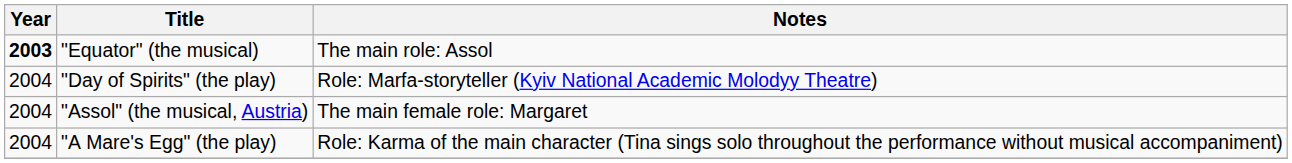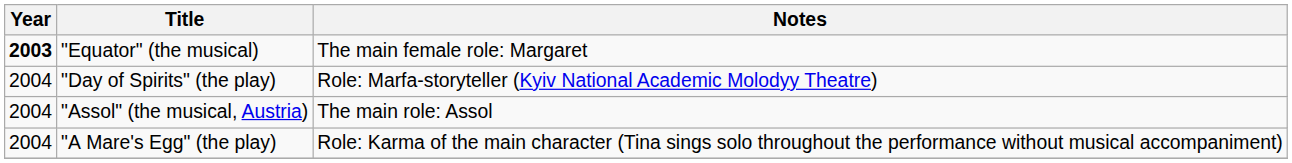(405, 50) The main role: Assol -> (452, 50) The main female role: Margaret
(452, 111) The main female role: Margaret -> (405, 111) The main role: Assol
